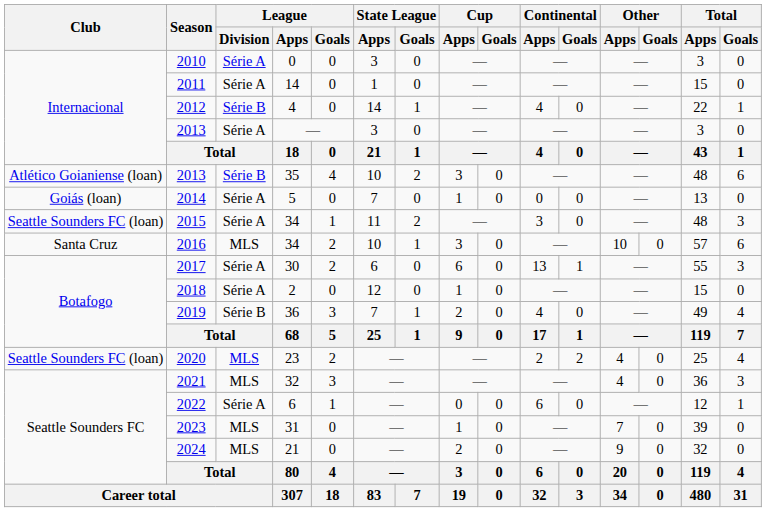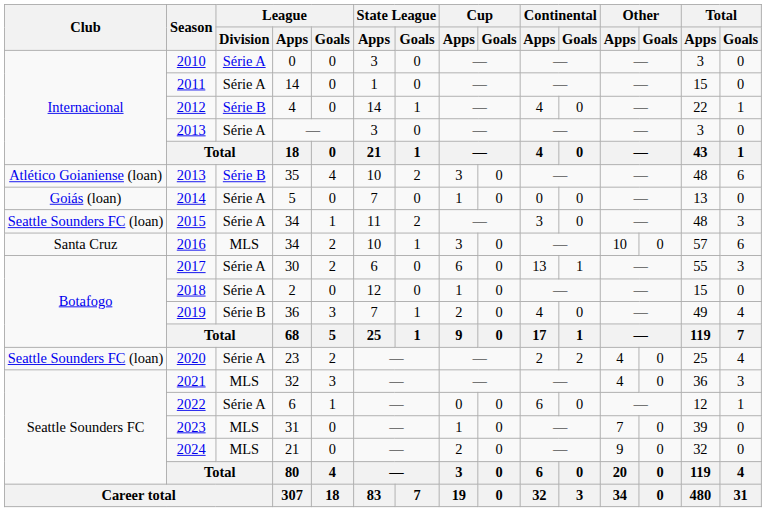(244, 358) MLS -> (244, 358) Série A
